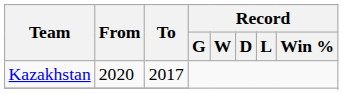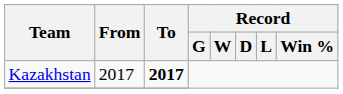(116, 74) 2020 -> (116, 74) 2017
(166, 74) normal -> (166, 74) bold
